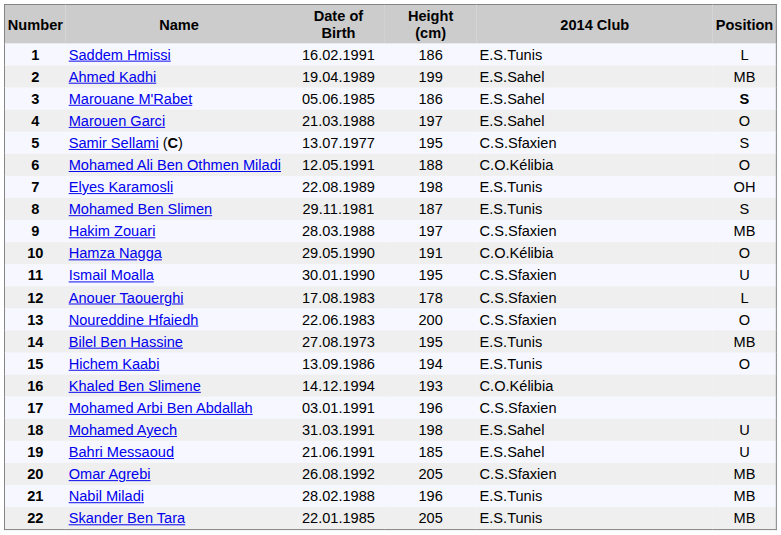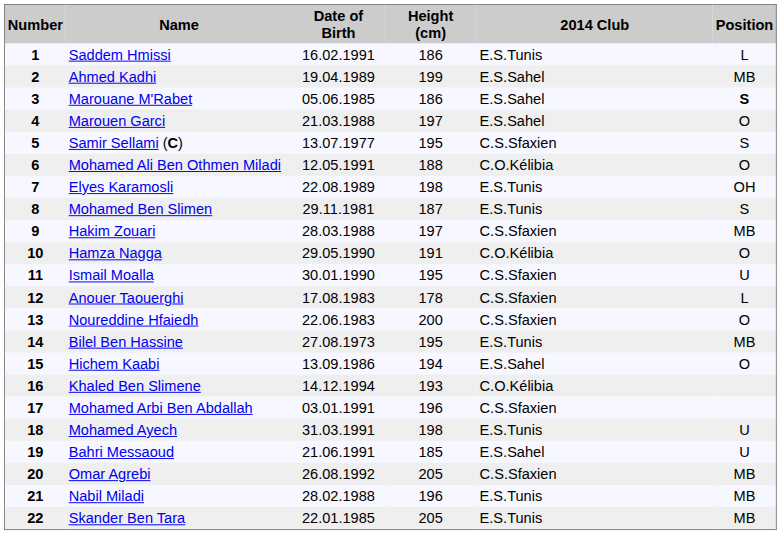(511, 364) E.S.Tunis -> (512, 364) E.S.Sahel
(512, 430) E.S.Sahel -> (511, 430) E.S.Tunis
